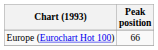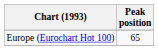(135, 38) 66 -> (135, 38) 65
